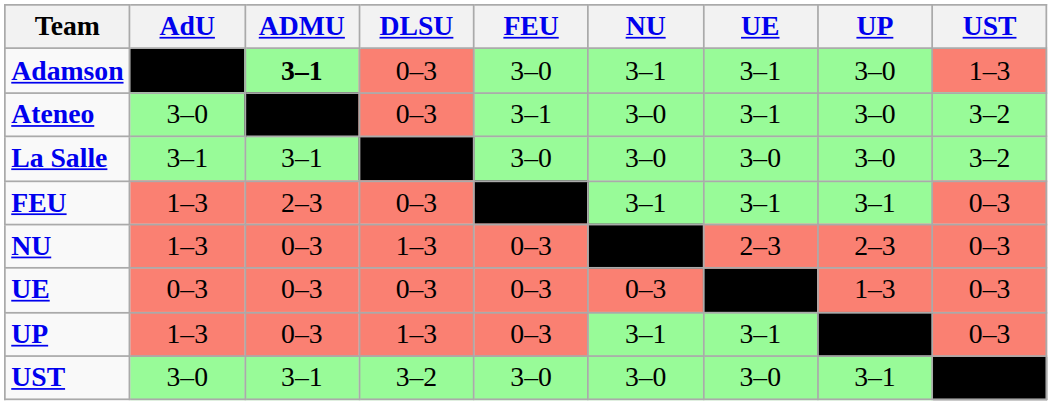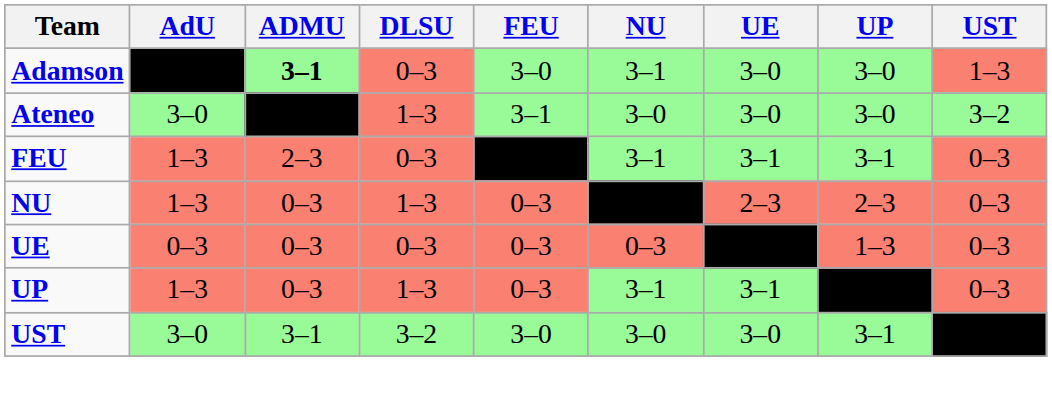(760, 70) 3–1 -> (760, 70) 3–0
(416, 114) 0–3 -> (416, 114) 1–3
(760, 114) 3–1 -> (760, 114) 3–0
- row: (59, 158)
